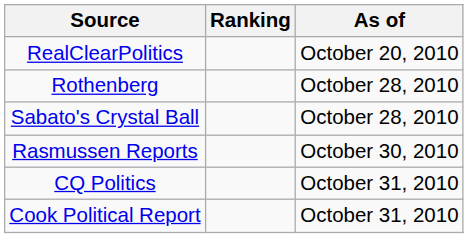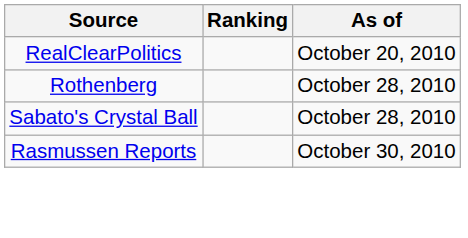- row: (105, 183)
- row: (105, 215)
